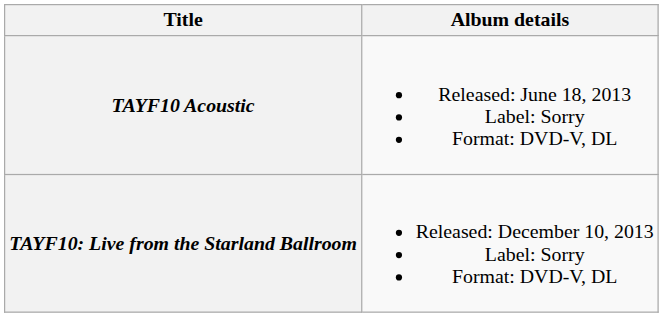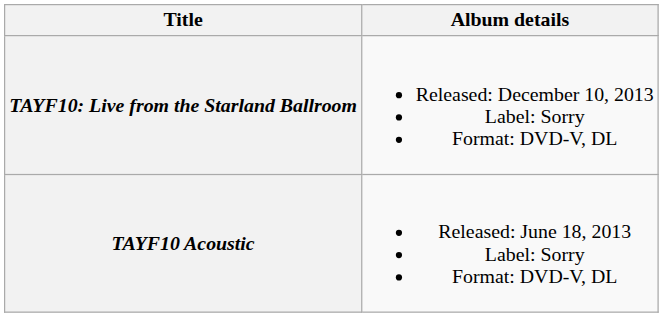rows swapped: (183, 105) <-> (183, 243)
